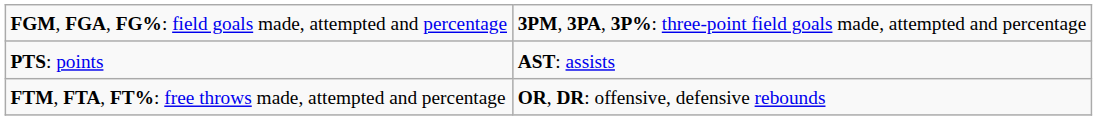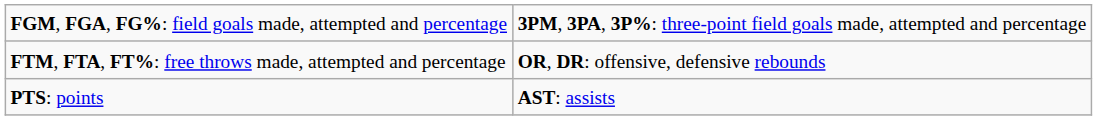rows swapped: (258, 97) <-> (57, 61)
